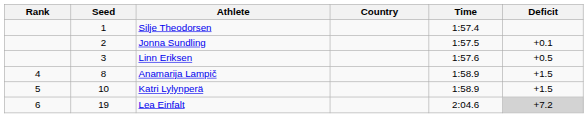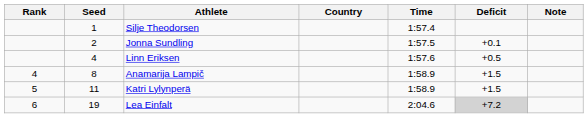+ column: (556, 12)
(104, 58) 3 -> (94, 58) 4
(104, 89) 10 -> (94, 89) 11
